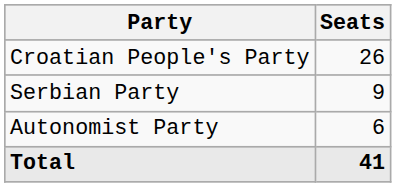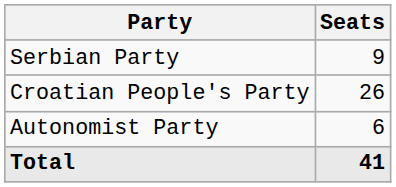rows swapped: (160, 58) <-> (95, 93)
